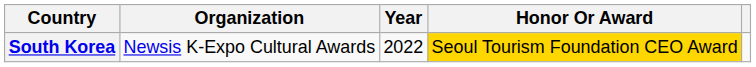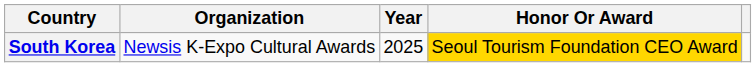(403, 47) 2022 -> (403, 47) 2025
